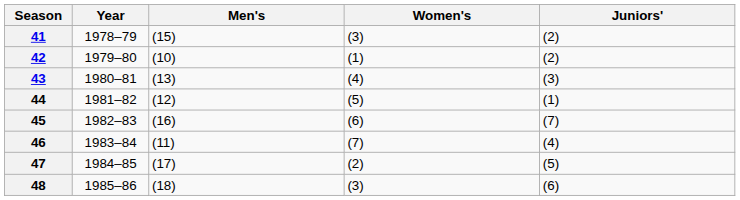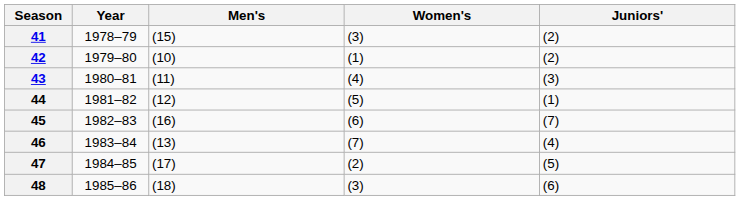(164, 79) (13) -> (163, 79) (11)
(163, 142) (11) -> (164, 142) (13)
